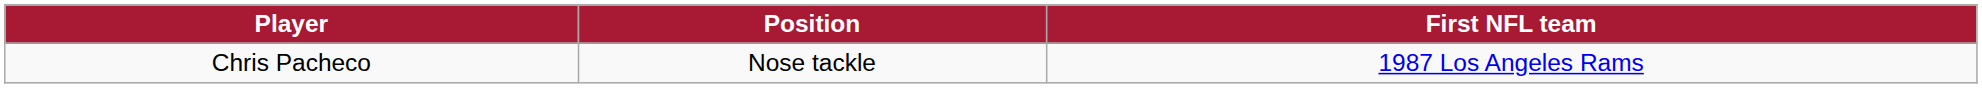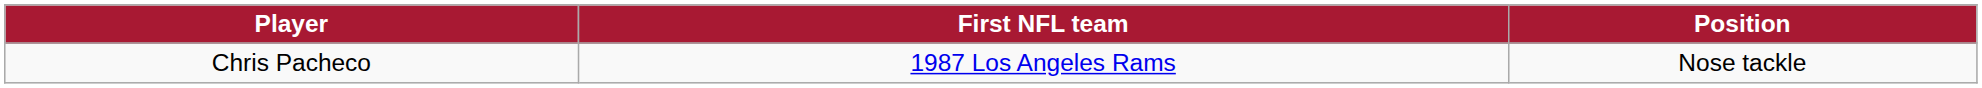columns swapped: (812, 23) <-> (1511, 23)
